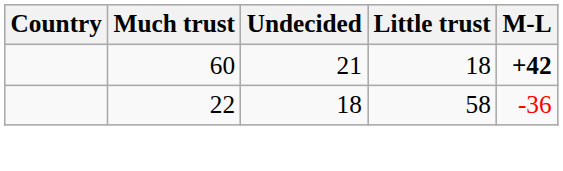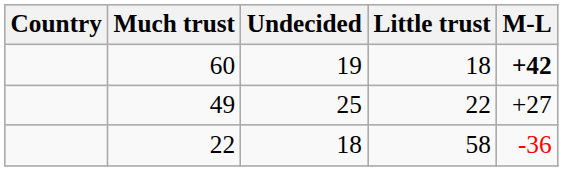(349, 64) 21 -> (349, 64) 19
+ row: (222, 104)
